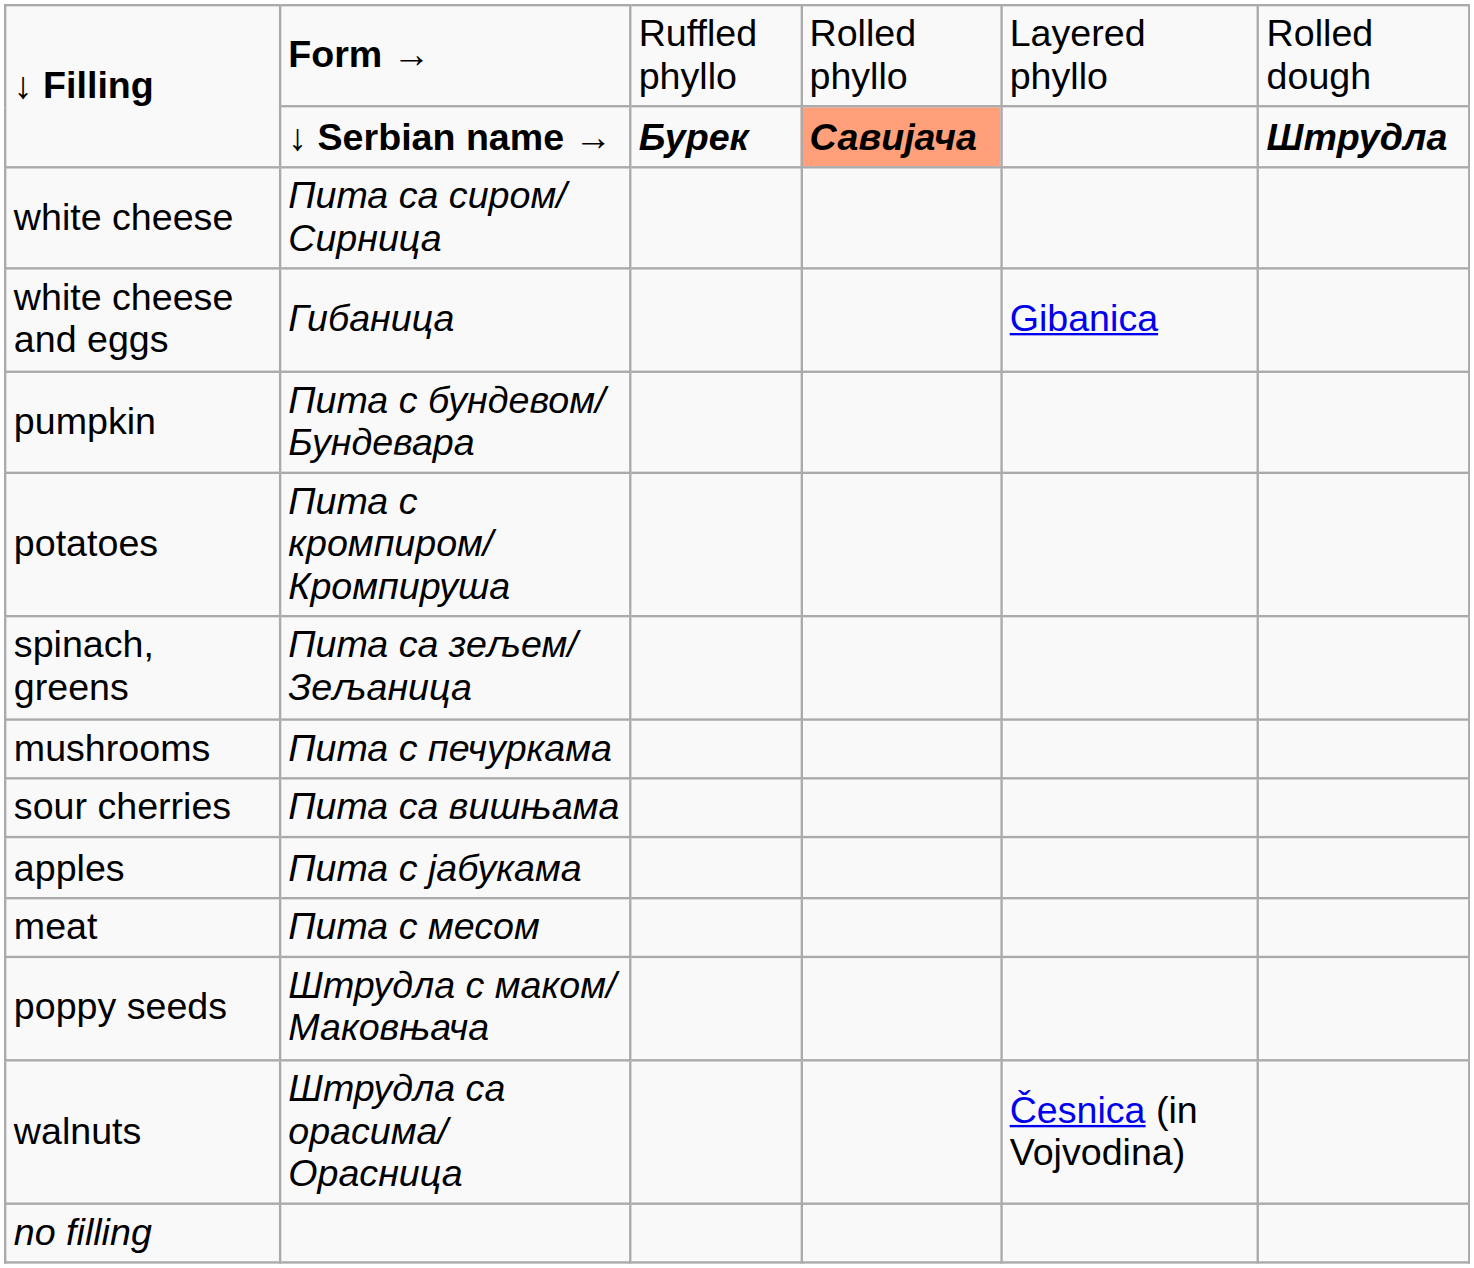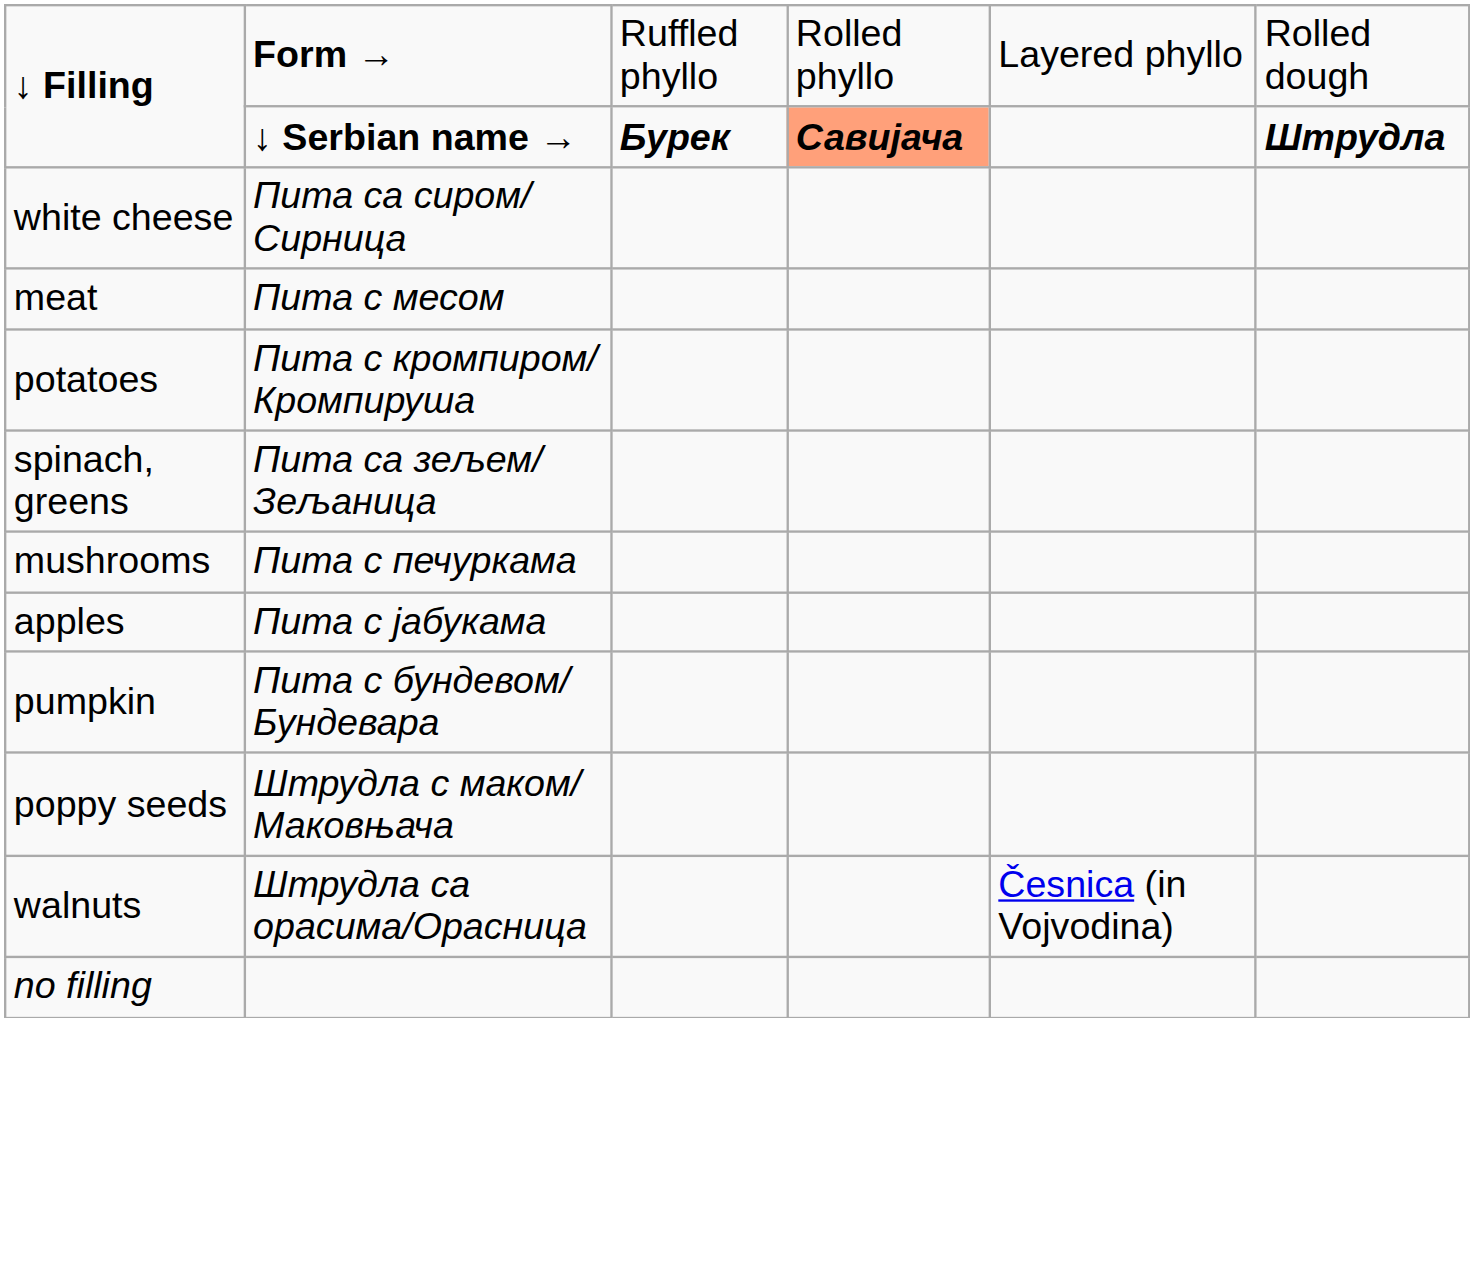- row: (124, 318)
rows swapped: (56, 926) <-> (85, 420)
- row: (123, 807)
